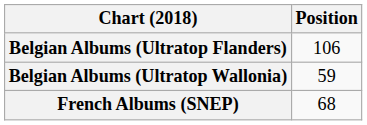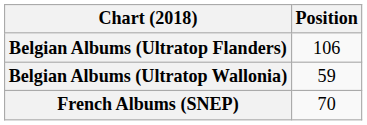(327, 104) 68 -> (327, 104) 70
